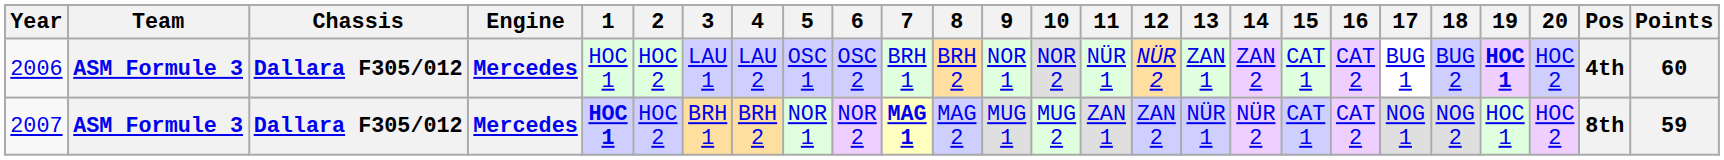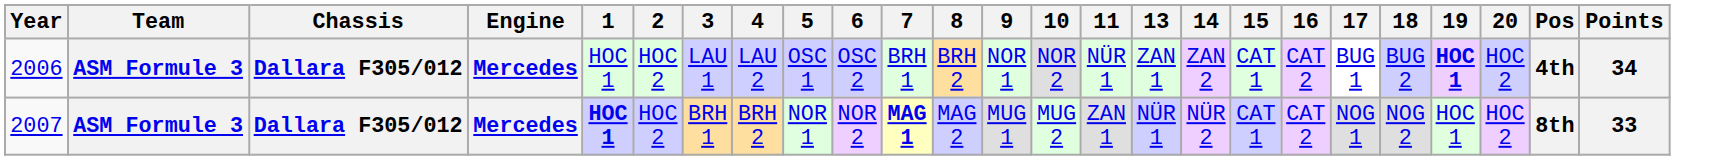- column: (1156, 22)
(1674, 68) 60 -> (1624, 68) 34
(1674, 126) 59 -> (1624, 126) 33
